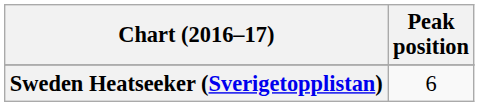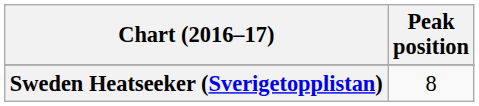(431, 82) 6 -> (431, 82) 8
